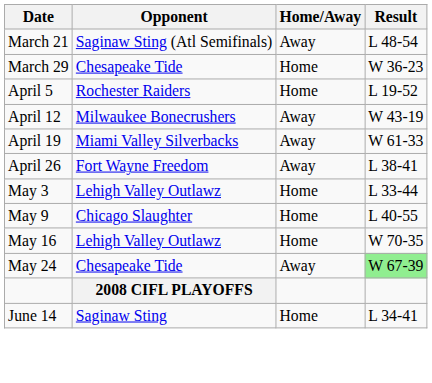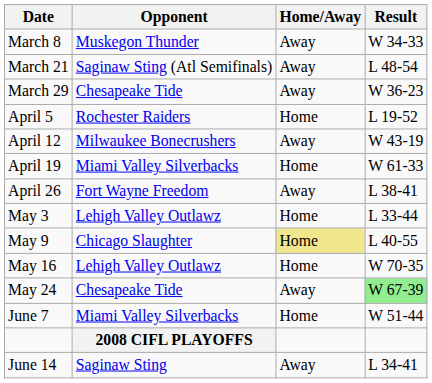+ row: (34, 41)
(299, 66) Home -> (298, 91) Away
(298, 141) Away -> (299, 166) Home
(299, 215) no background -> (299, 240) khaki background
+ row: (28, 315)
(299, 315) Home -> (298, 365) Away
